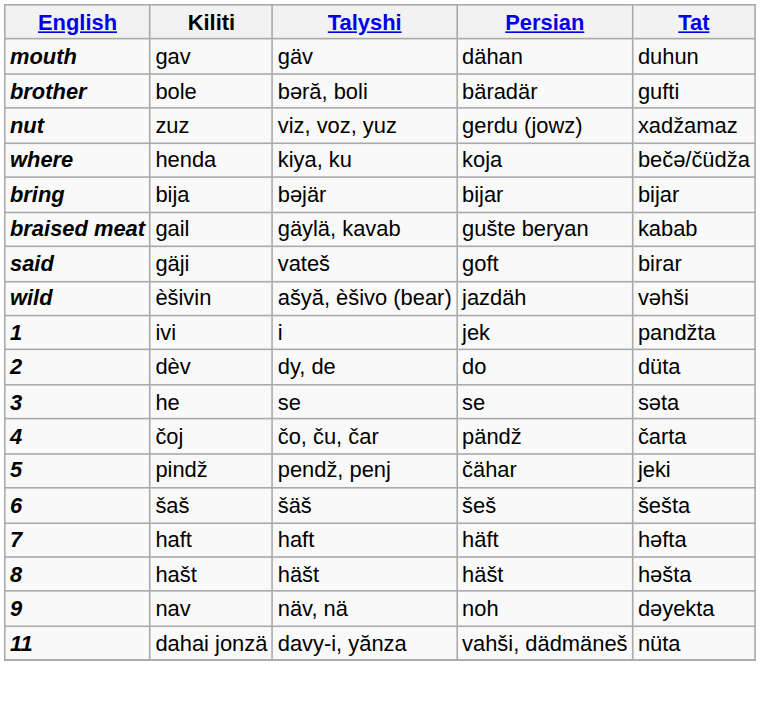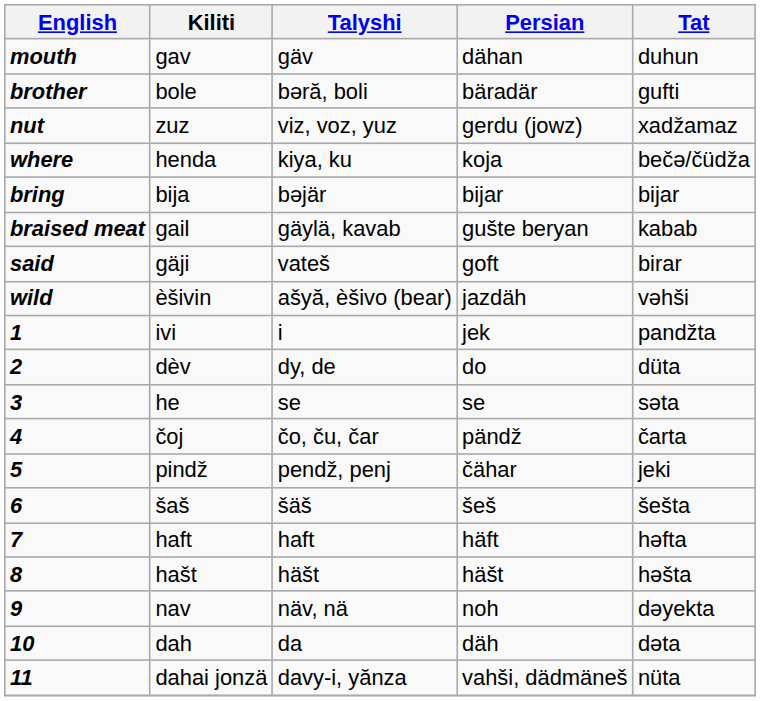+ row: (174, 643)
